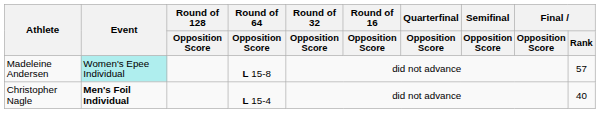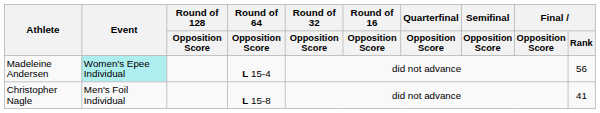(257, 74) L 15-8 -> (256, 74) L 15-4
(581, 69) 57 -> (581, 69) 56
(107, 95) bold -> (106, 95) normal
(257, 101) L 15-4 -> (256, 101) L 15-8
(581, 95) 40 -> (581, 95) 41
